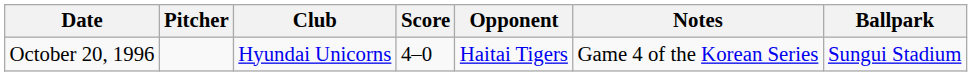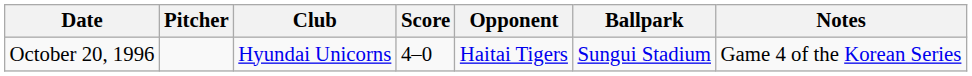columns swapped: (895, 20) <-> (698, 20)
